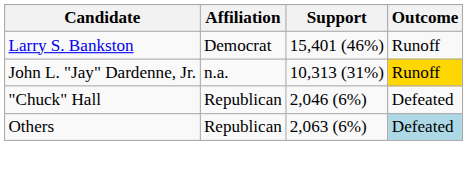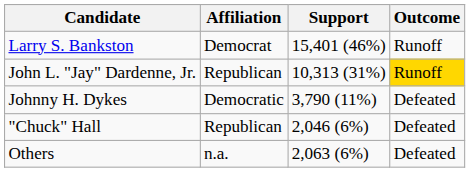(216, 72) n.a. -> (243, 72) Republican
+ row: (68, 99)
(243, 126) Republican -> (216, 153) n.a.
(423, 126) lightblue background -> (425, 153) no background
